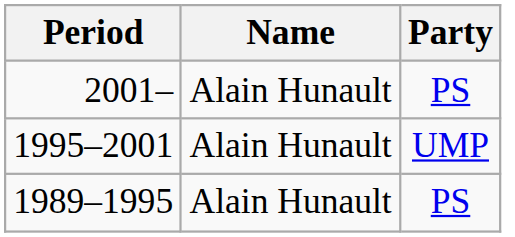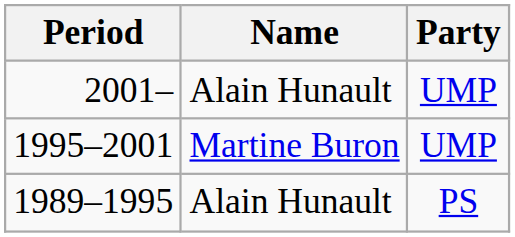(451, 88) PS -> (458, 88) UMP
(291, 145) Alain Hunault -> (295, 145) Martine Buron
